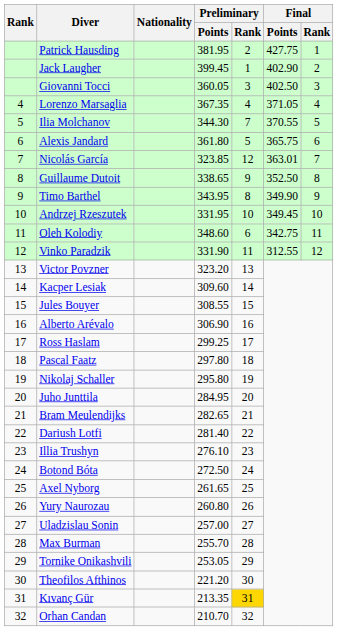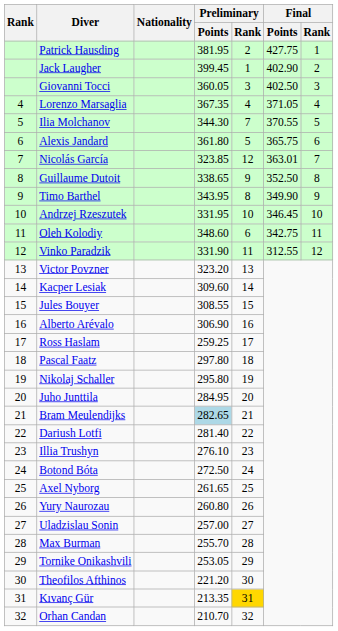(282, 214) 349.45 -> (282, 214) 346.45
(213, 342) 299.25 -> (213, 342) 259.25
(213, 415) no background -> (213, 415) lightblue background
